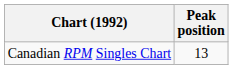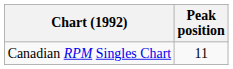(201, 53) 13 -> (201, 53) 11
